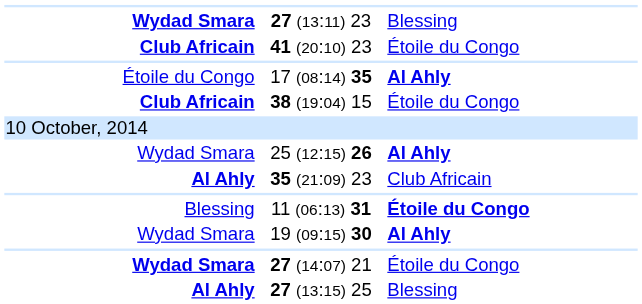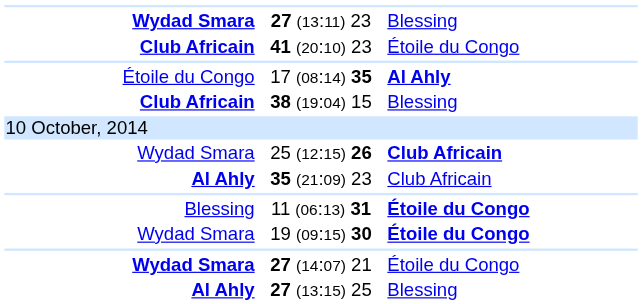(453, 102) Étoile du Congo -> (422, 102) Blessing
(419, 153) Al Ahly -> (445, 153) Club Africain
(419, 234) Al Ahly -> (458, 234) Étoile du Congo
